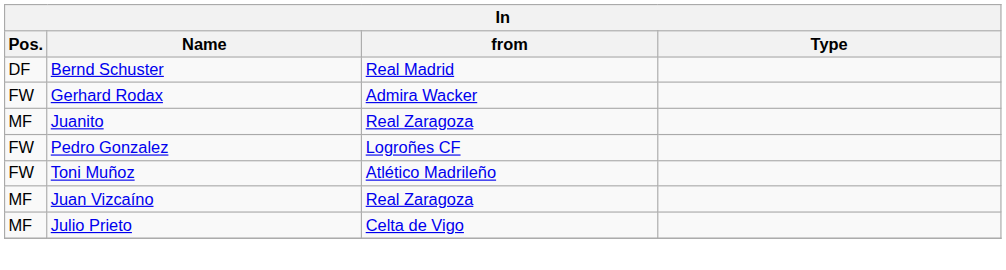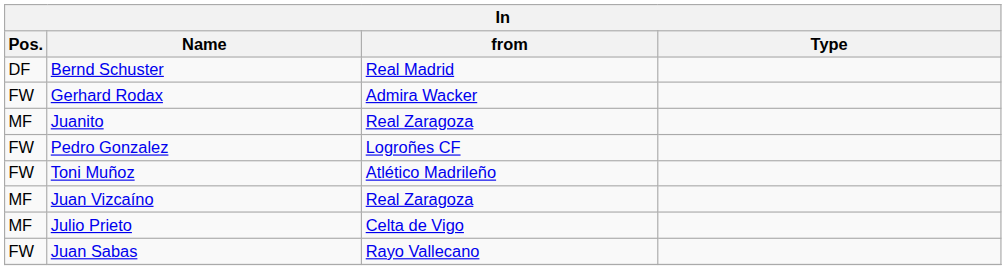+ row: (94, 251)
